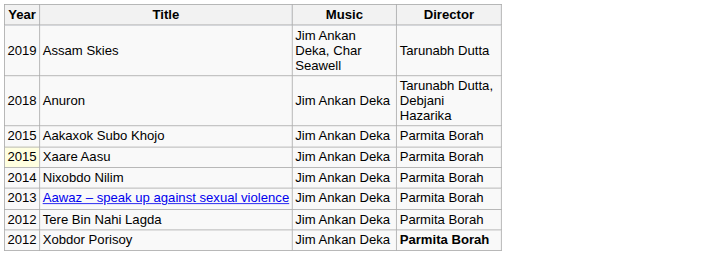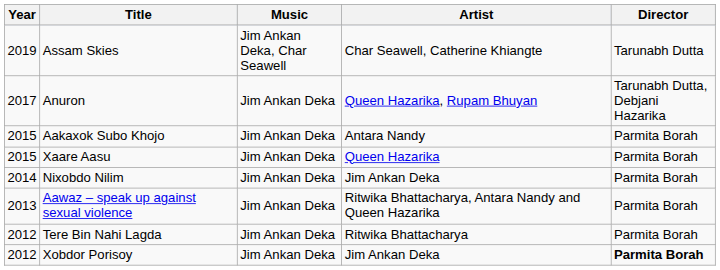+ column: (476, 14)
(22, 100) 2018 -> (22, 100) 2017
(22, 157) lightyellow background -> (22, 157) no background
